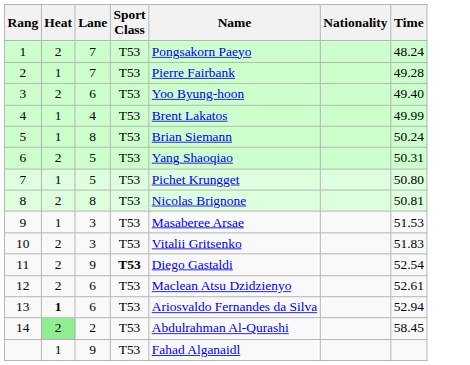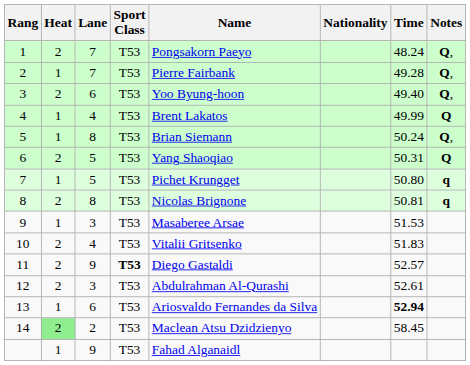+ column: (446, 22)
(93, 243) 3 -> (93, 243) 4
(409, 264) 52.54 -> (409, 264) 52.57
(93, 286) 6 -> (93, 286) 3
(222, 286) Maclean Atsu Dzidzienyo -> (220, 286) Abdulrahman Al-Qurashi
(58, 307) bold -> (58, 307) normal
(409, 307) normal -> (409, 307) bold
(220, 328) Abdulrahman Al-Qurashi -> (222, 328) Maclean Atsu Dzidzienyo
